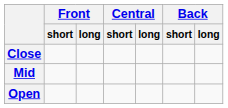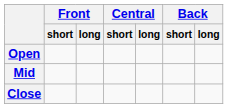rows swapped: (24, 53) <-> (24, 93)
